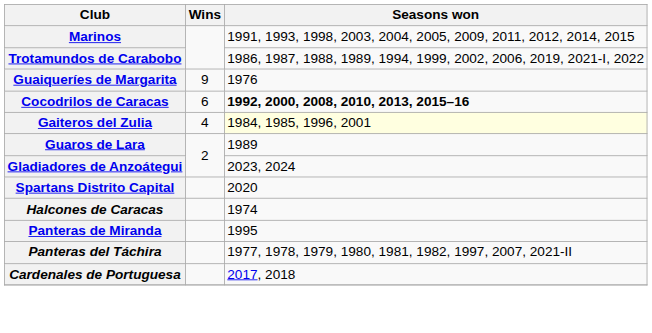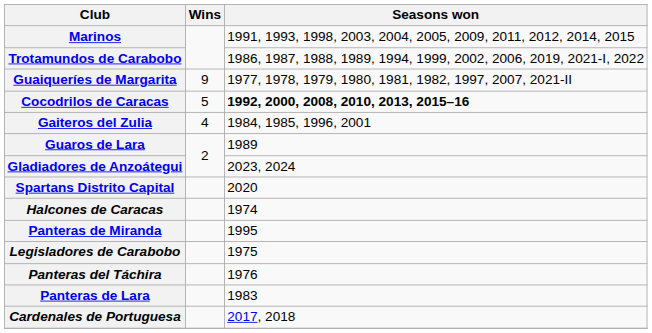(242, 79) 1976 -> (400, 79) 1977, 1978, 1979, 1980, 1981, 1982, 1997, 2007, 2021-II
(205, 101) 6 -> (205, 101) 5
(299, 123) lightyellow background -> (299, 123) no background
+ row: (95, 252)
(400, 252) 1977, 1978, 1979, 1980, 1981, 1982, 1997, 2007, 2021-II -> (242, 274) 1976
+ row: (95, 295)
